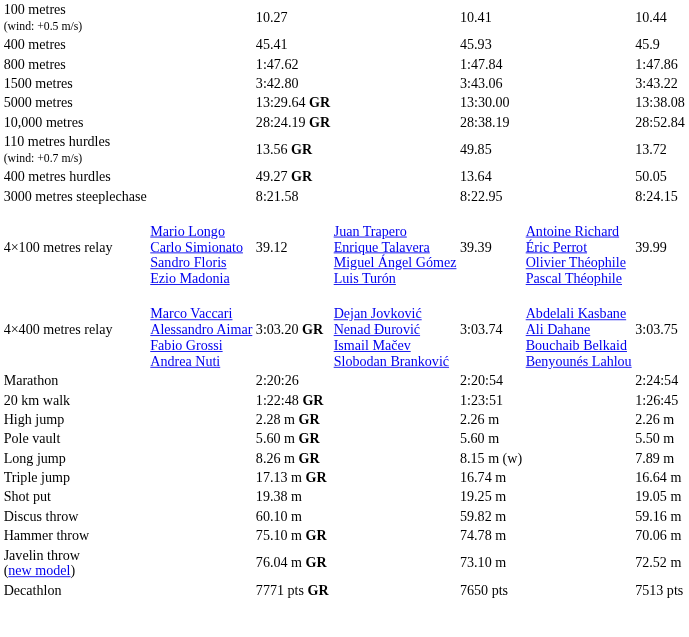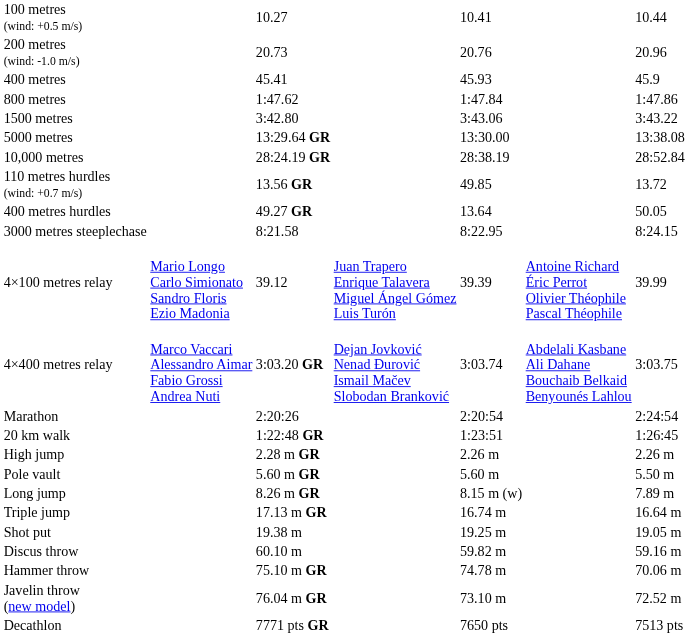+ row: (42, 52)
